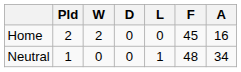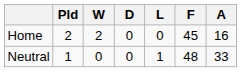(221, 56) 34 -> (221, 56) 33
